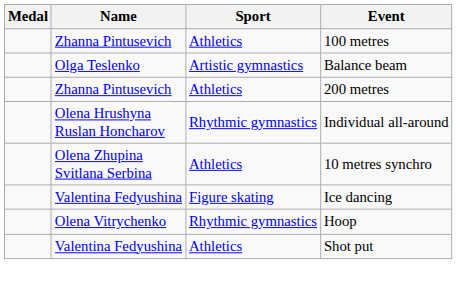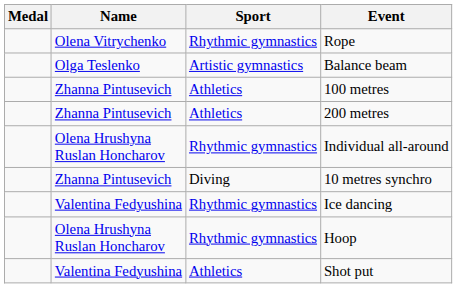+ row: (339, 41)
rows swapped: (365, 65) <-> (356, 41)
(103, 164) Olena Zhupina Svitlana Serbina -> (113, 180) Zhanna Pintusevich
(216, 164) Athletics -> (209, 180) Diving
(231, 197) Figure skating -> (253, 204) Rhythmic gymnastics
(111, 221) Olena Vitrychenko -> (110, 237) Olena Hrushyna Ruslan Honcharov
